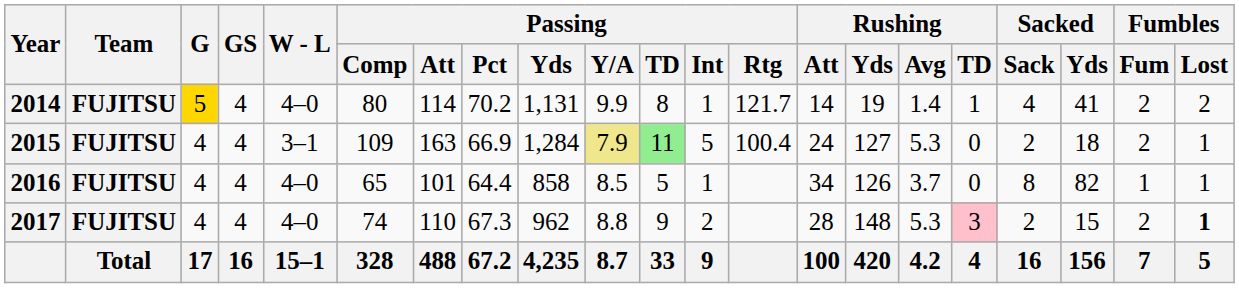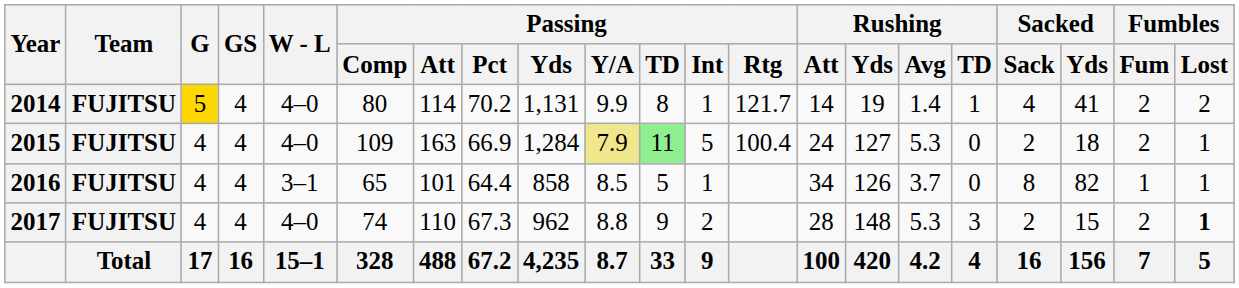(300, 143) 3–1 -> (300, 143) 4–0
(300, 182) 4–0 -> (300, 182) 3–1
(975, 222) pink background -> (975, 222) no background
